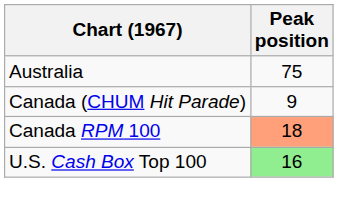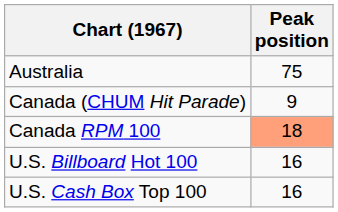+ row: (103, 161)
(292, 161) lightgreen background -> (292, 191) no background
